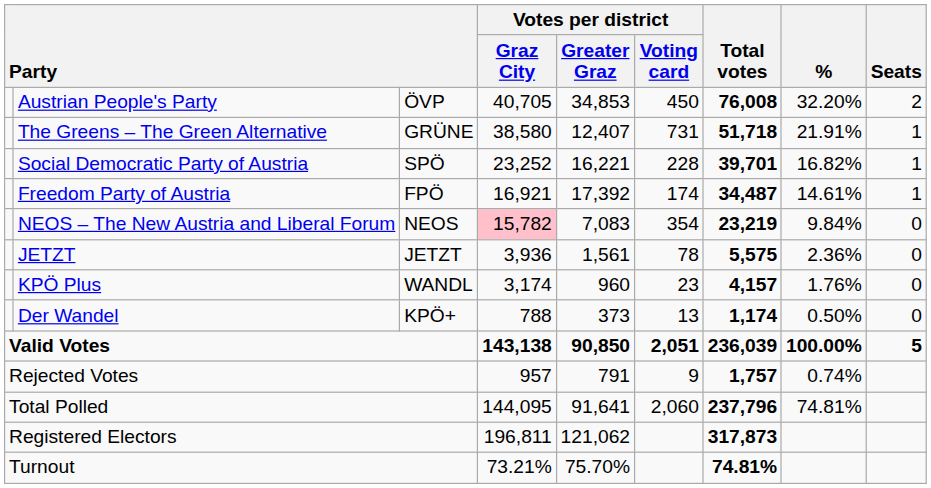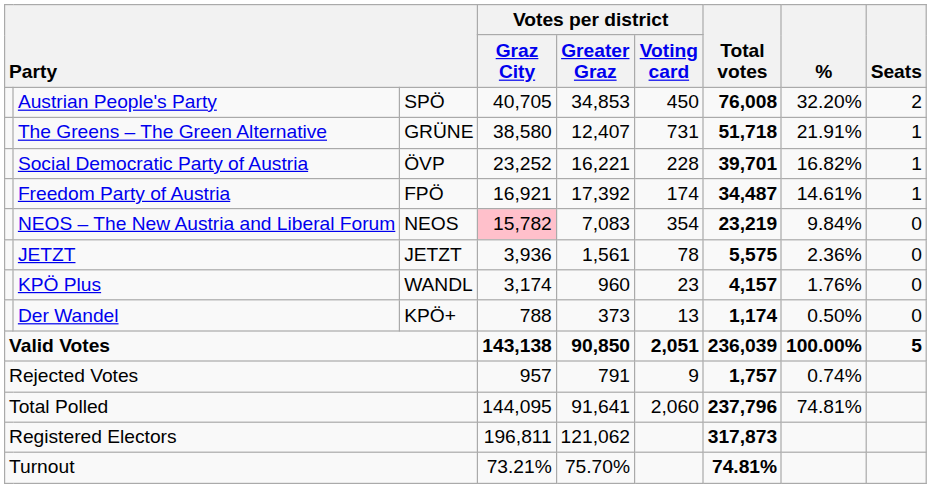(424, 102) ÖVP -> (424, 102) SPÖ
(424, 163) SPÖ -> (424, 163) ÖVP
